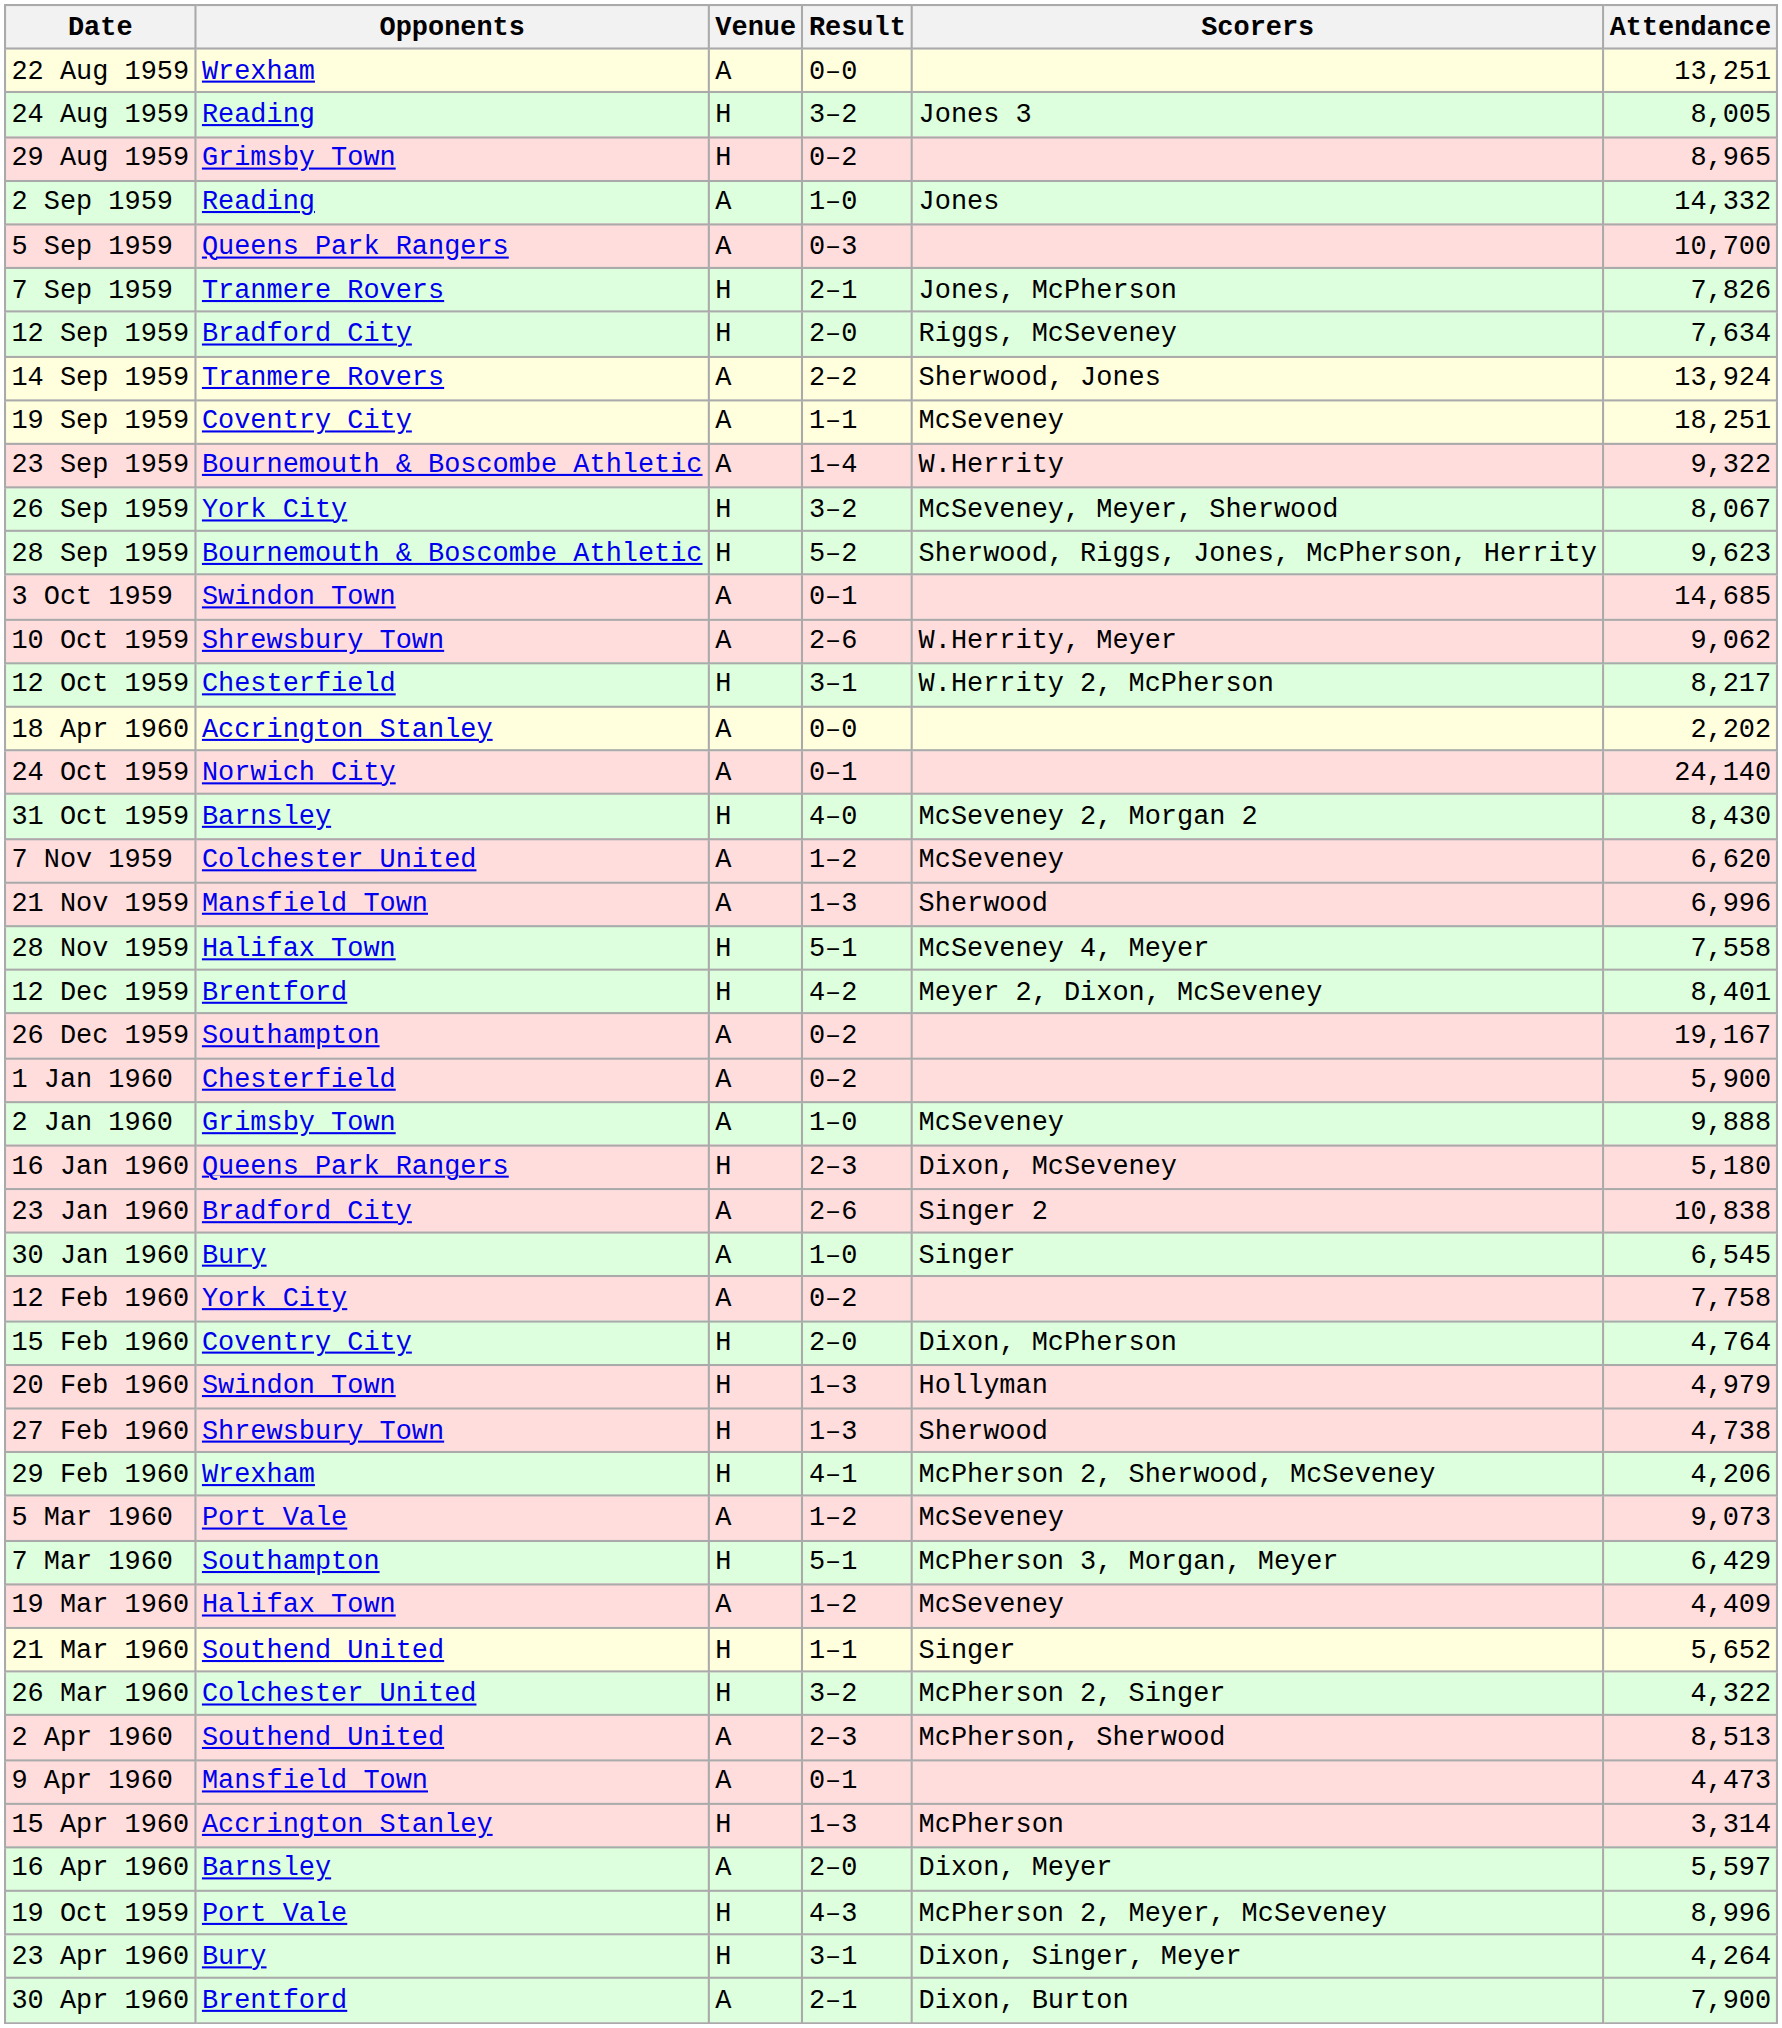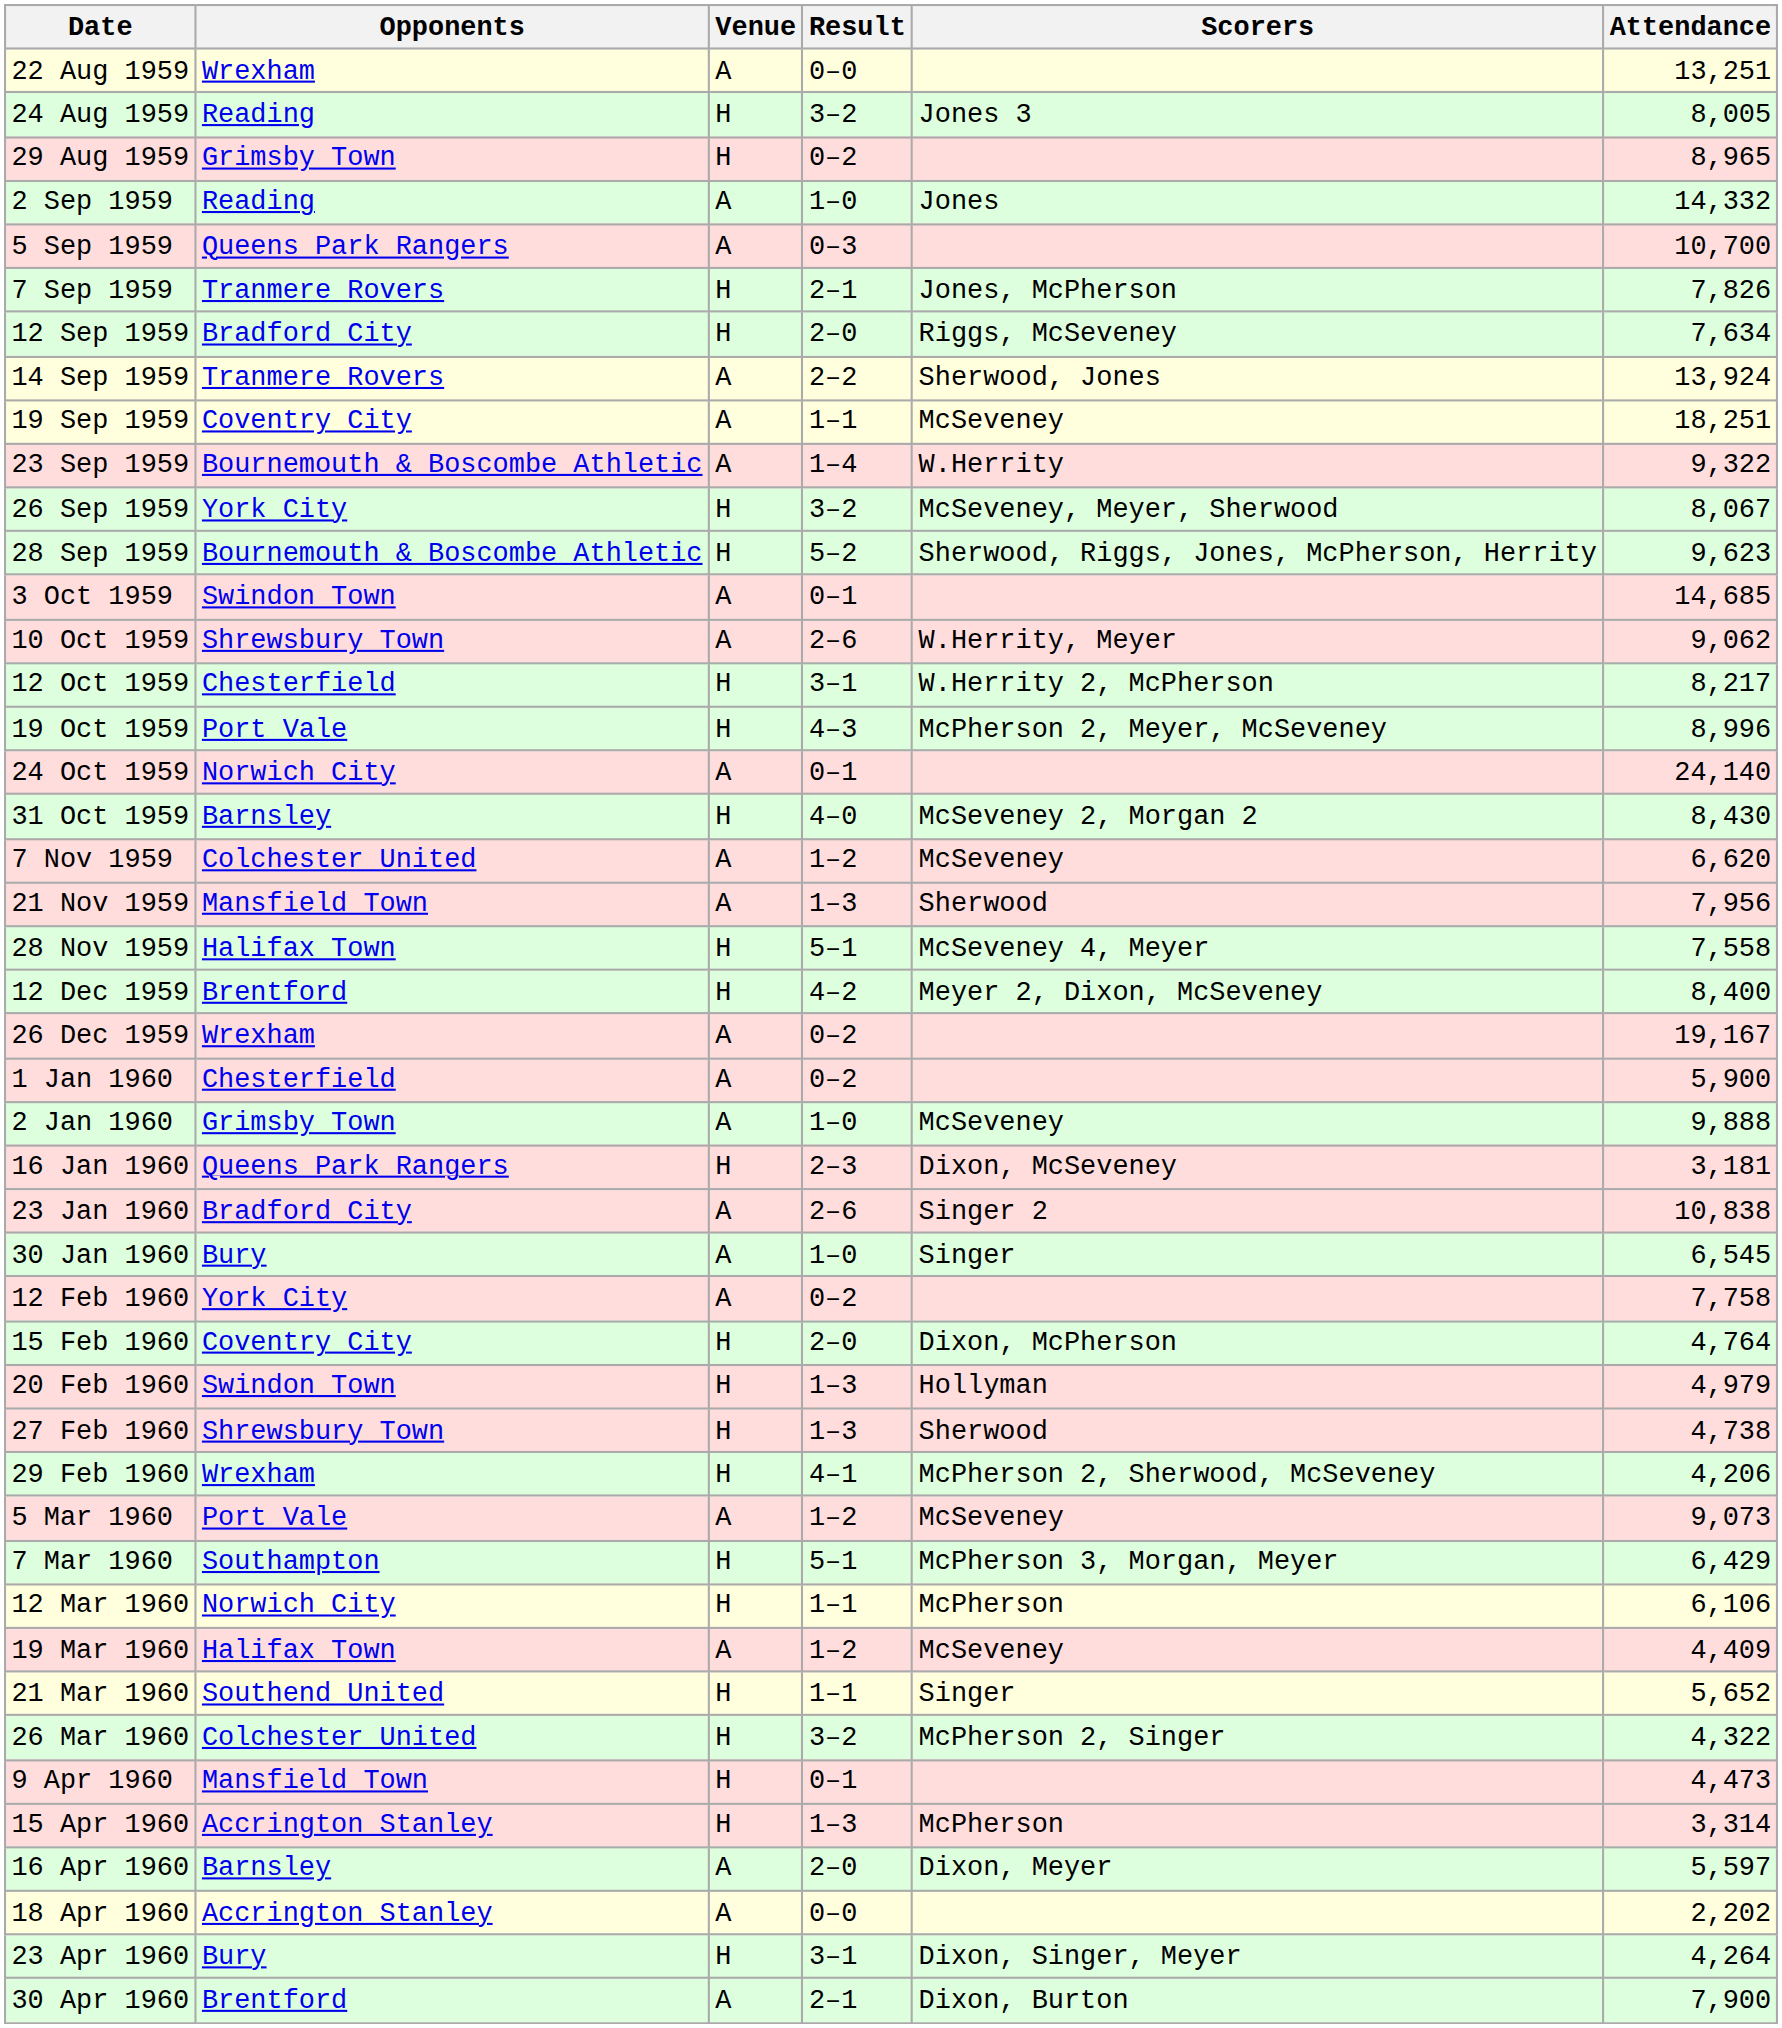rows swapped: (100, 1913) <-> (100, 729)
(1731, 904) 6,996 -> (1731, 904) 7,956
(1731, 992) 8,401 -> (1731, 992) 8,400
(291, 1036) Southampton -> (258, 1036) Wrexham
(1731, 1167) 5,180 -> (1731, 1167) 3,181
+ row: (100, 1606)
- row: (92, 1737)
(723, 1781) A -> (723, 1781) H
